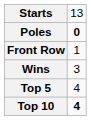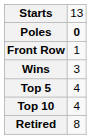(77, 106) bold -> (77, 106) normal
+ row: (36, 124)
